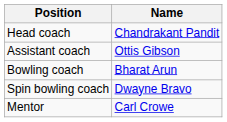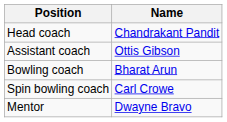(153, 88) Dwayne Bravo -> (144, 88) Carl Crowe
(144, 107) Carl Crowe -> (153, 107) Dwayne Bravo
